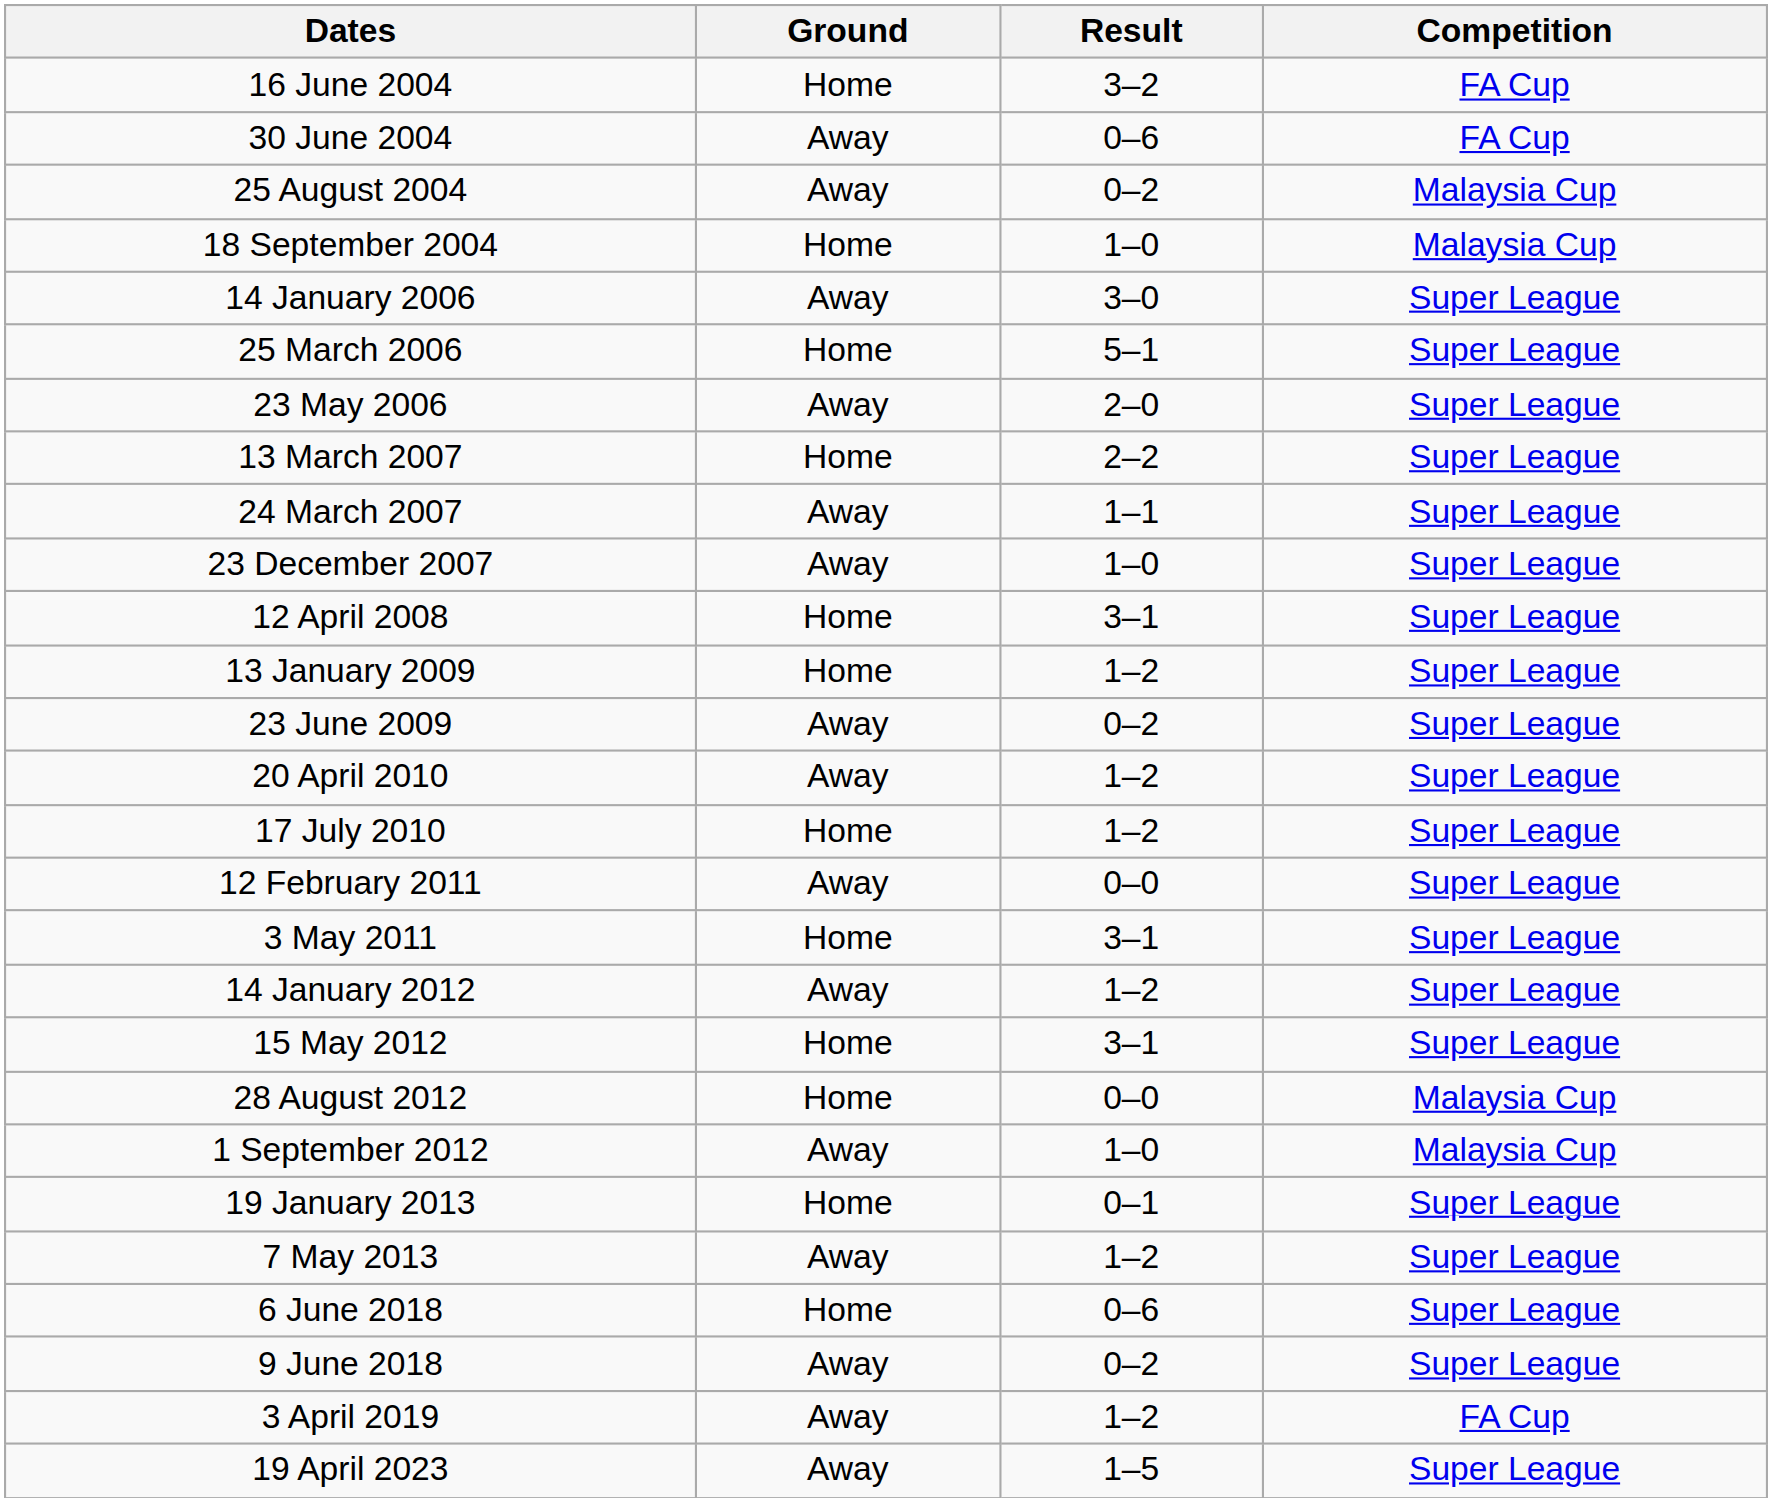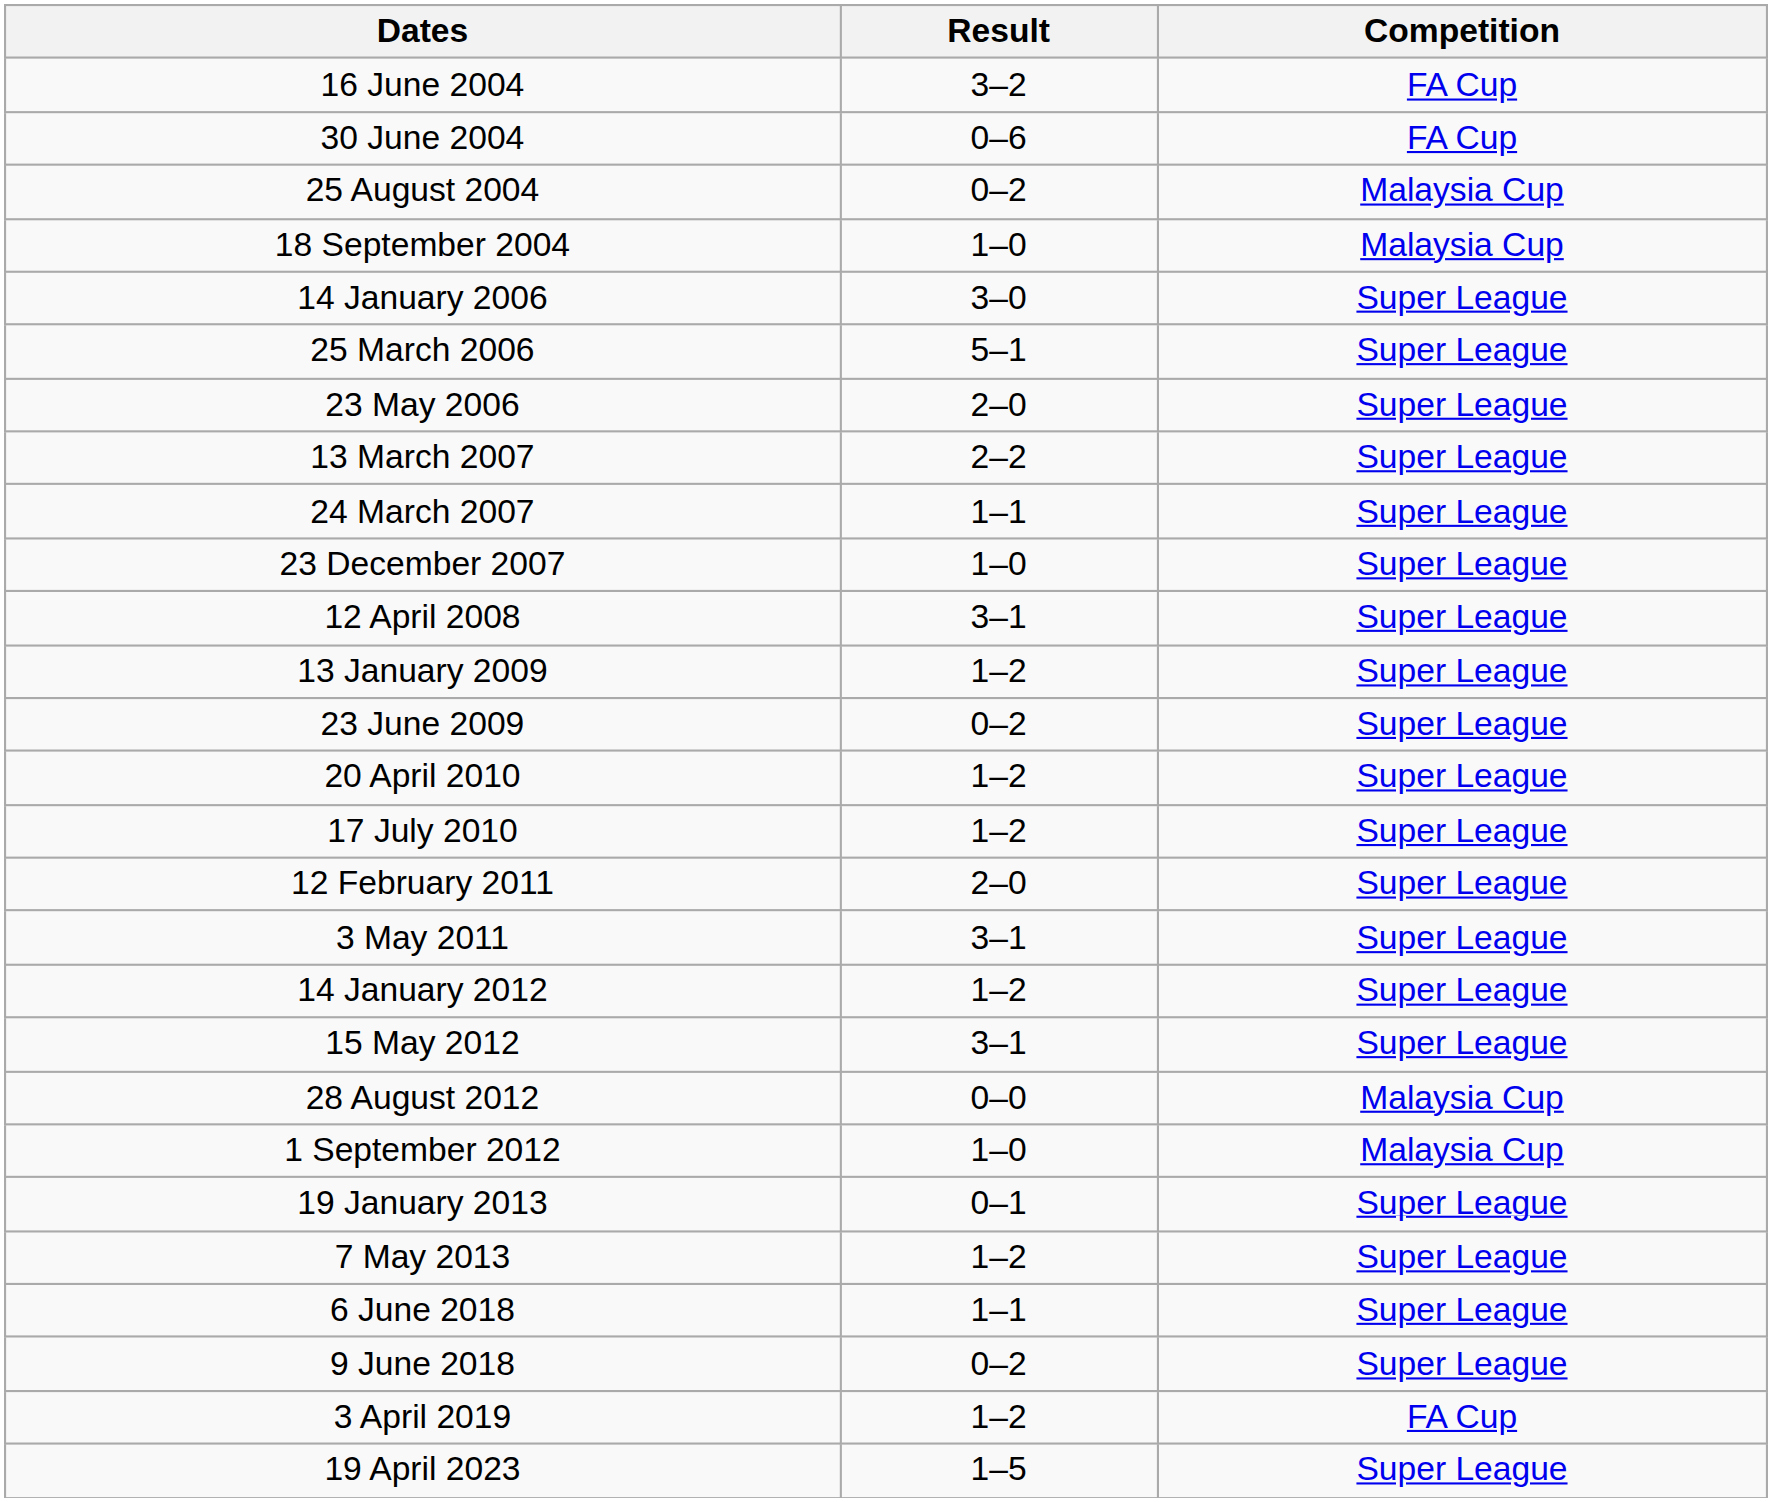- column: (848, 31)
(1131, 883) 0–0 -> (999, 883) 2–0
(1131, 1310) 0–6 -> (999, 1310) 1–1
